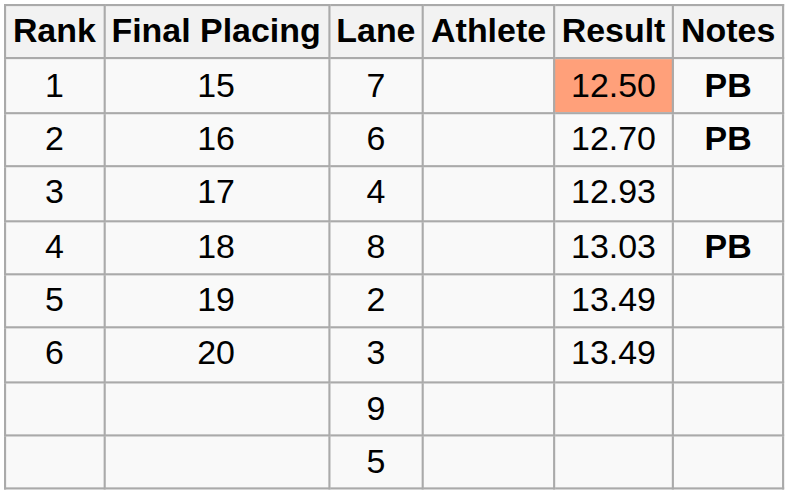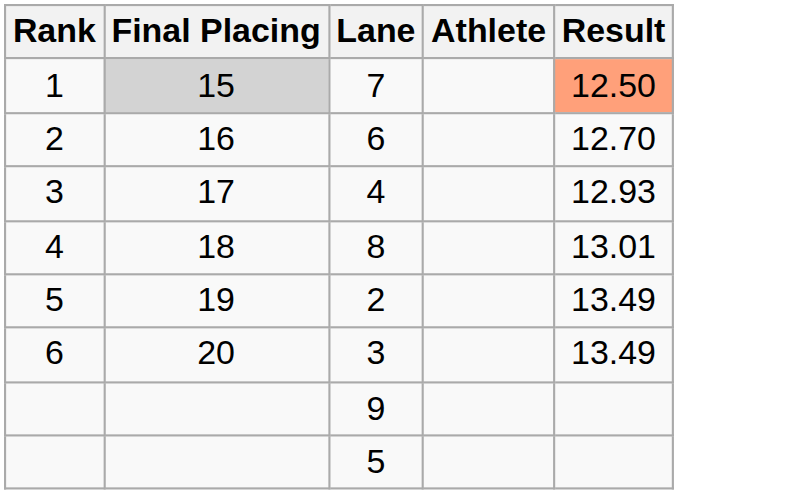- column: (728, 31)
(216, 85) no background -> (216, 85) lightgrey background
(614, 246) 13.03 -> (614, 246) 13.01
